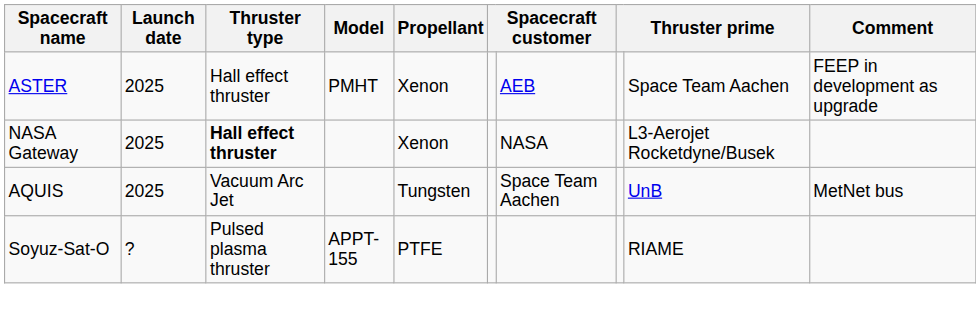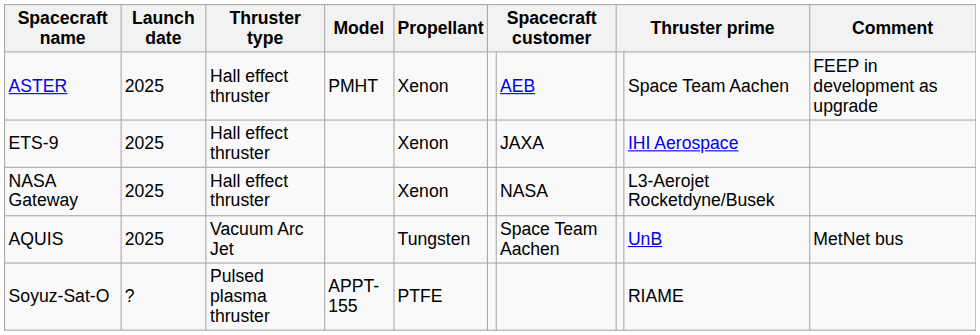+ row: (34, 143)
(252, 143) bold -> (249, 191) normal
